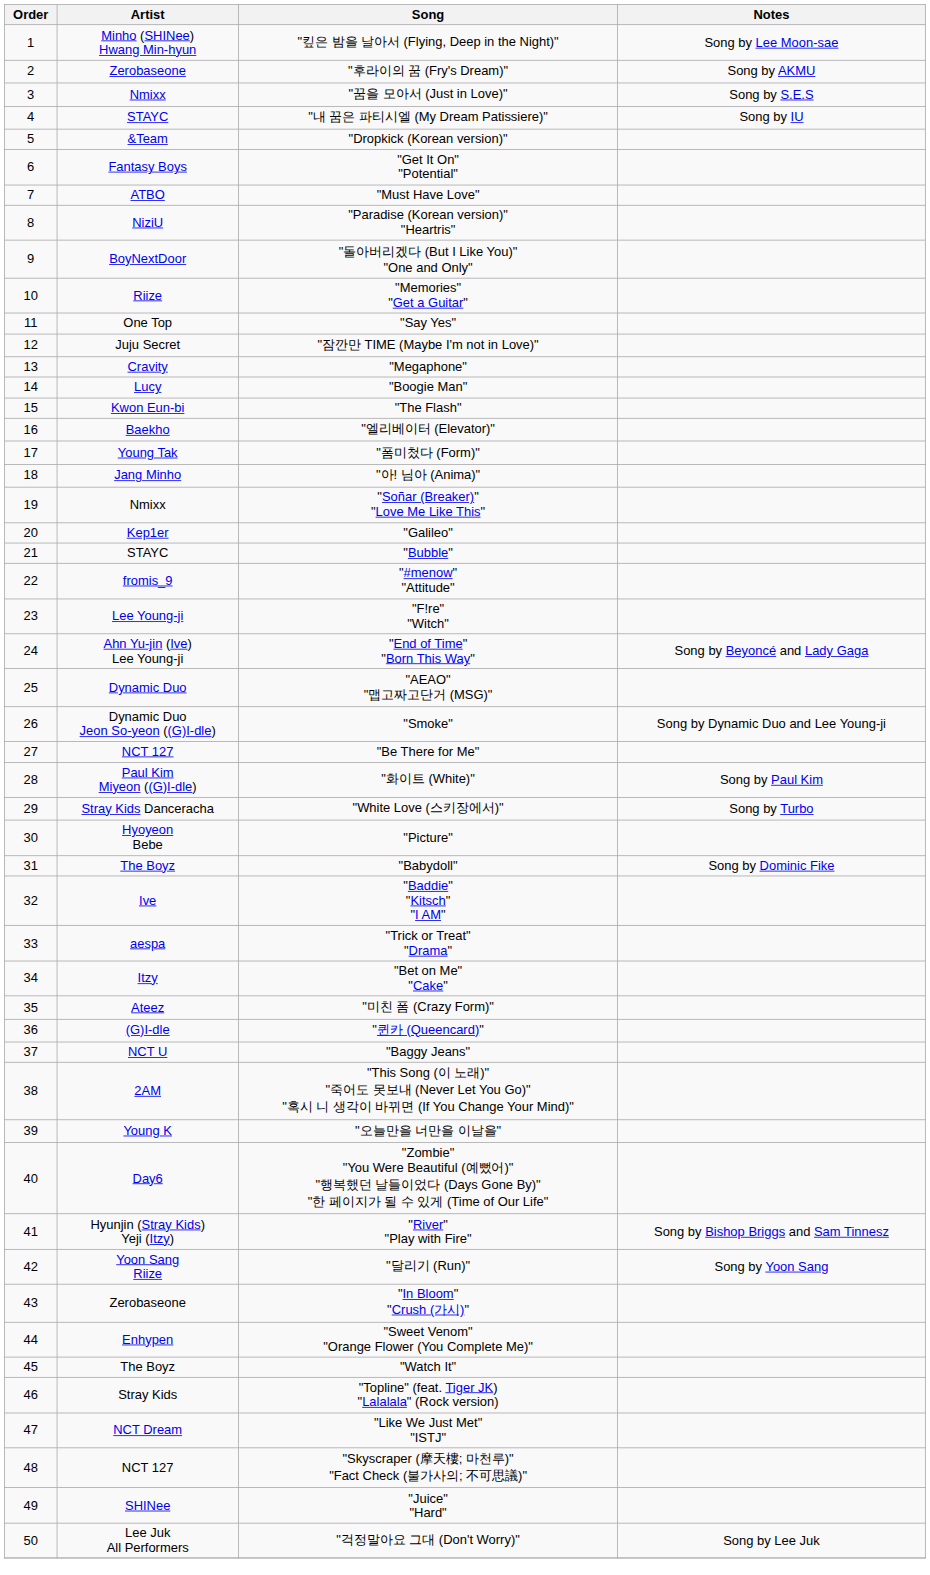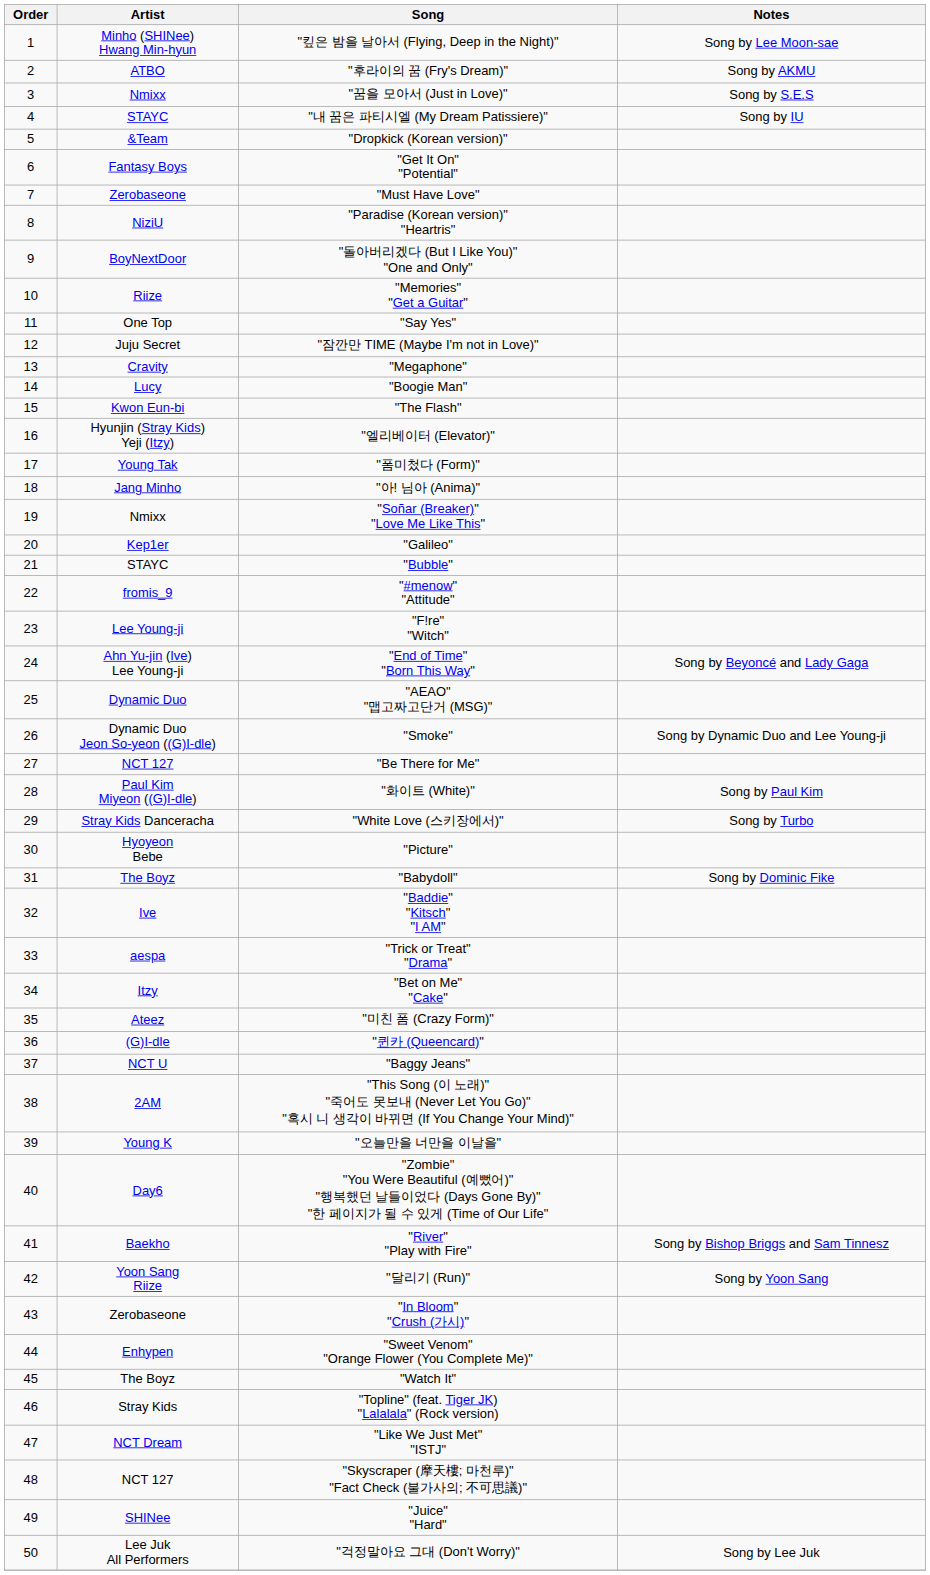(148, 71) Zerobaseone -> (148, 71) ATBO
(148, 195) ATBO -> (148, 195) Zerobaseone
(148, 429) Baekho -> (148, 435) Hyunjin (Stray Kids) Yeji (Itzy)
(148, 1231) Hyunjin (Stray Kids) Yeji (Itzy) -> (148, 1243) Baekho
